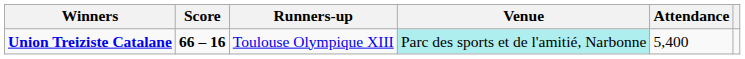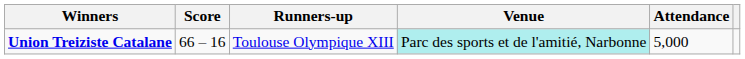(202, 41) bold -> (202, 41) normal
(671, 41) 5,400 -> (671, 41) 5,000
